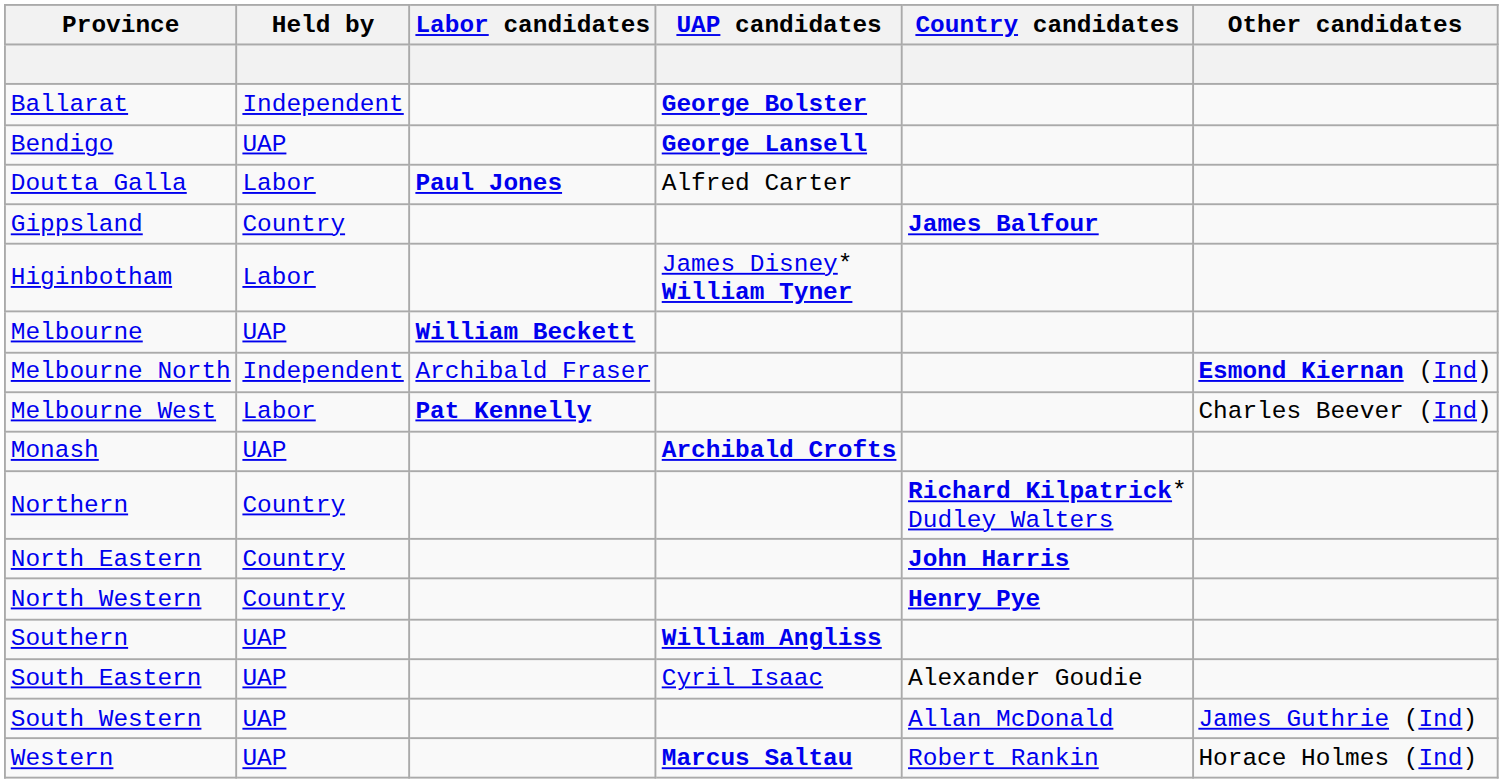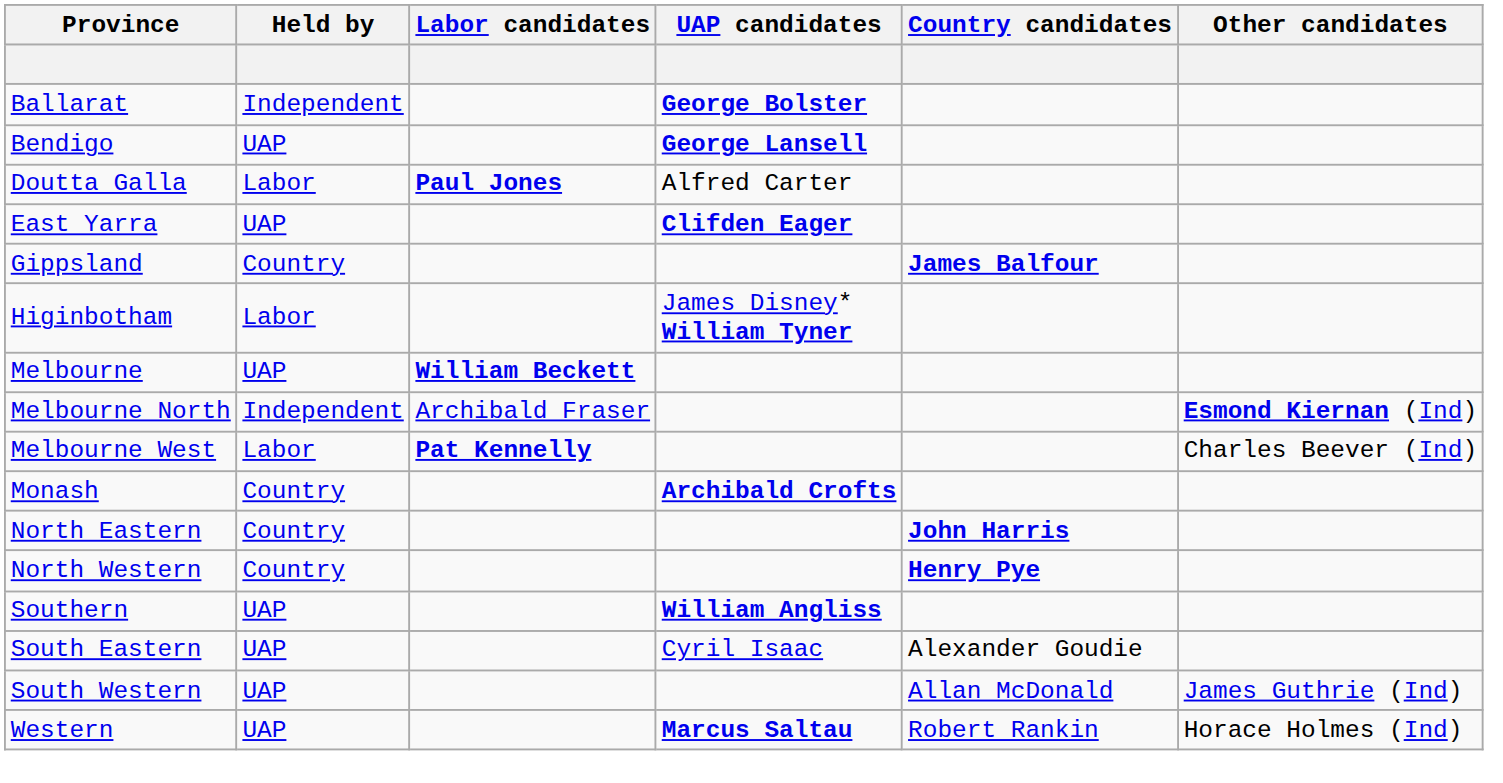+ row: (84, 224)
(264, 451) UAP -> (294, 491) Country
- row: (69, 505)
